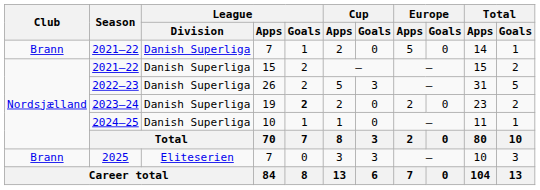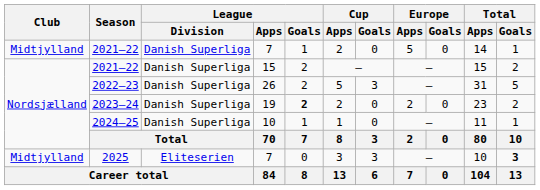(47, 49) Brann -> (47, 49) Midtjylland
(47, 158) Brann -> (47, 158) Midtjylland
(515, 158) normal -> (515, 158) bold
